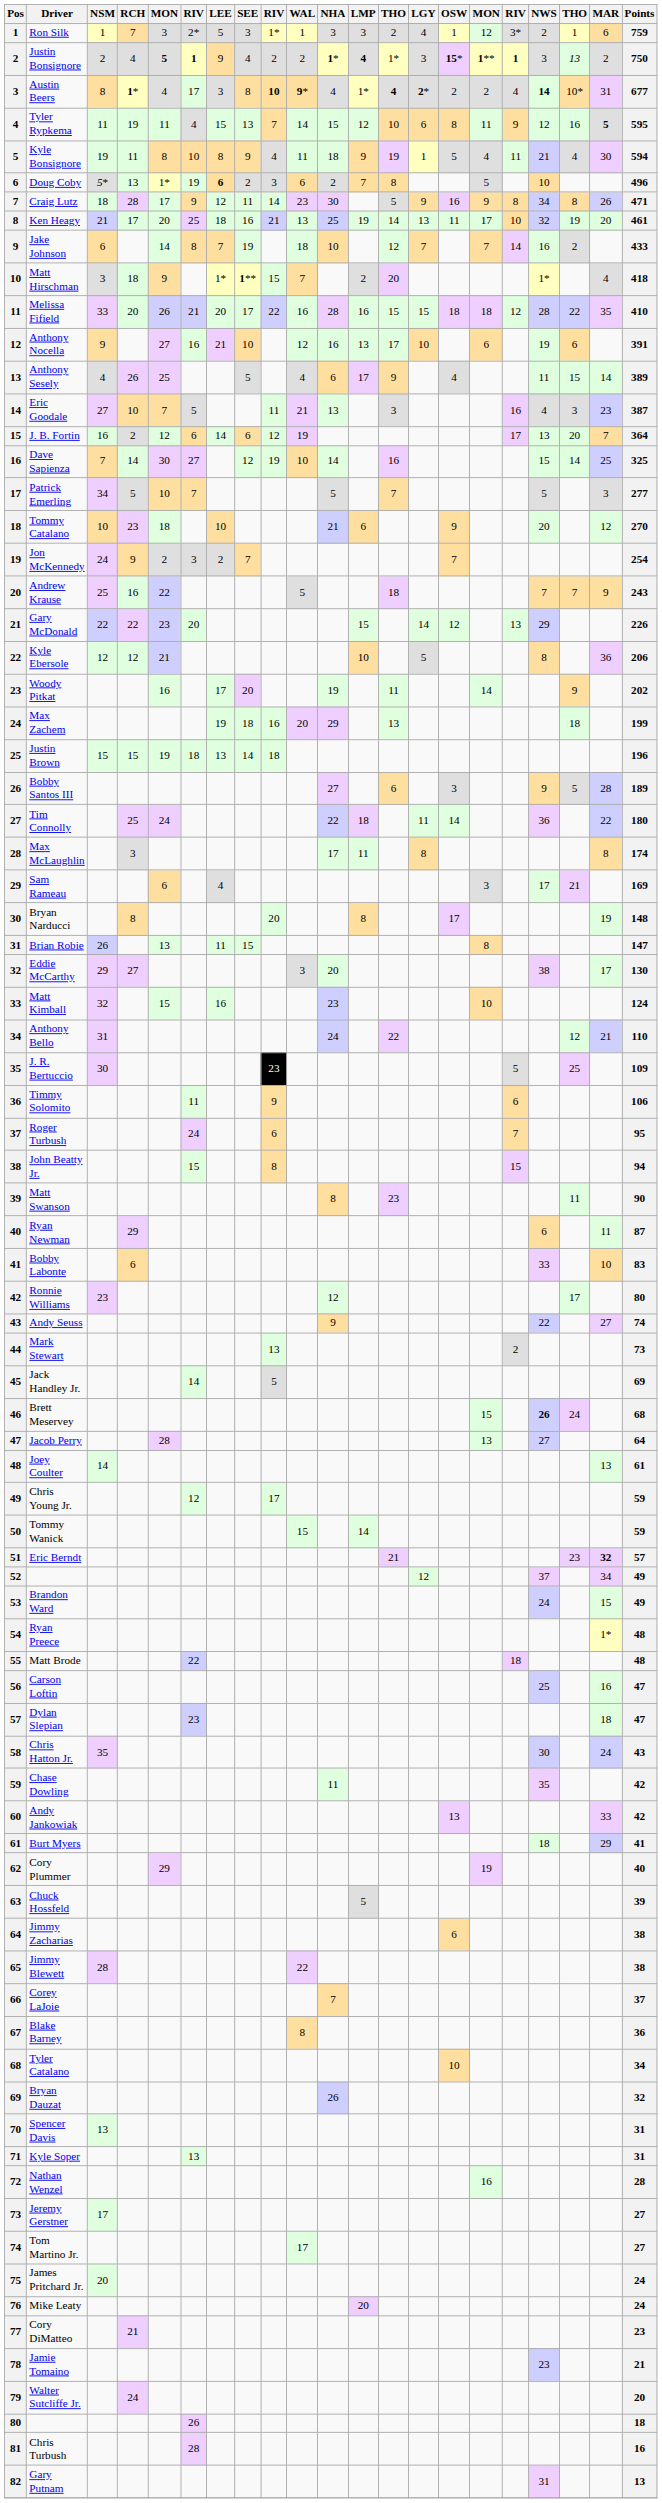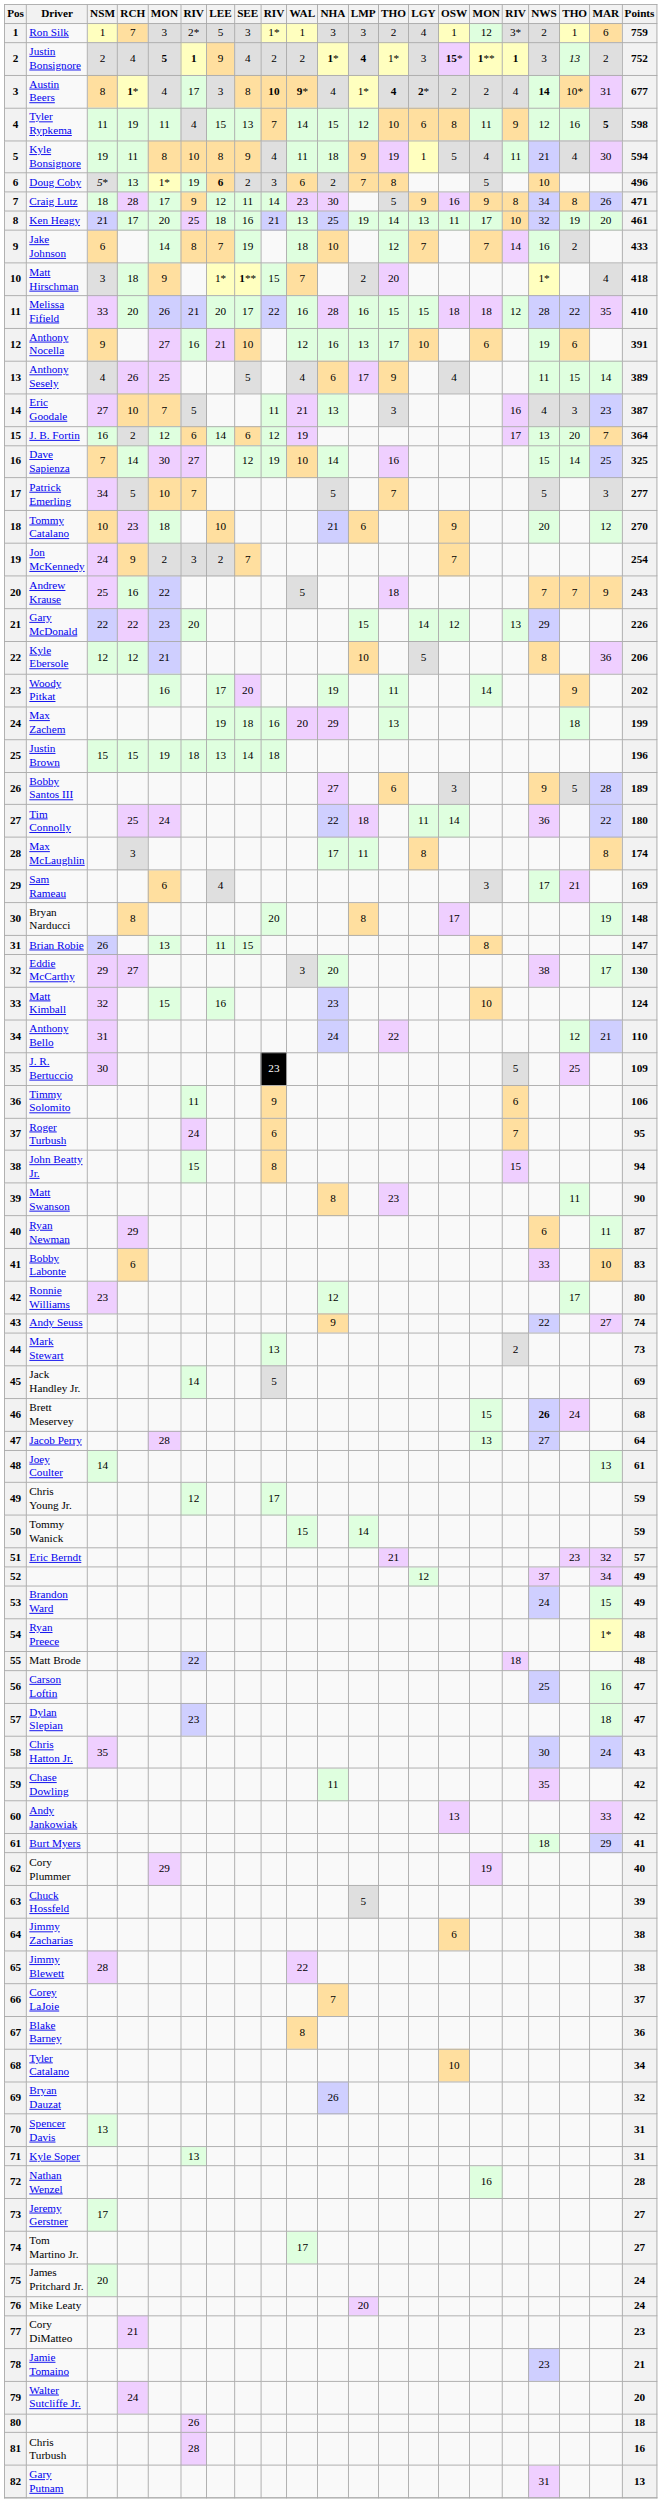(640, 59) 750 -> (640, 59) 752
(640, 124) 595 -> (640, 124) 598
(606, 1557) bold -> (606, 1557) normal
